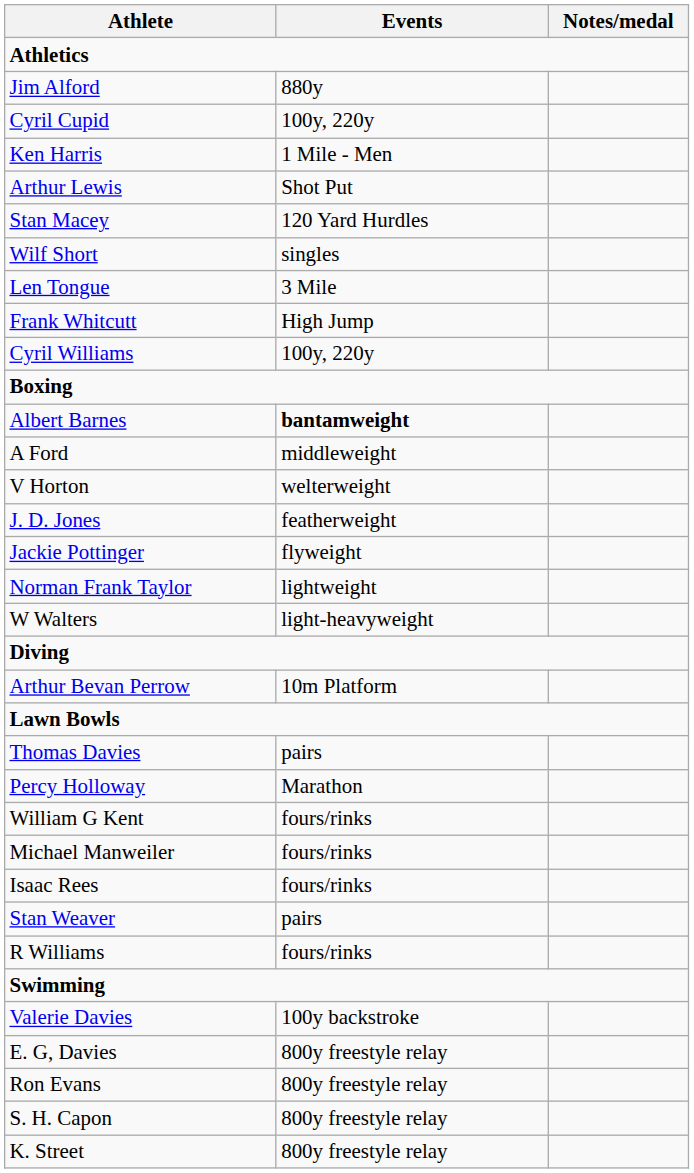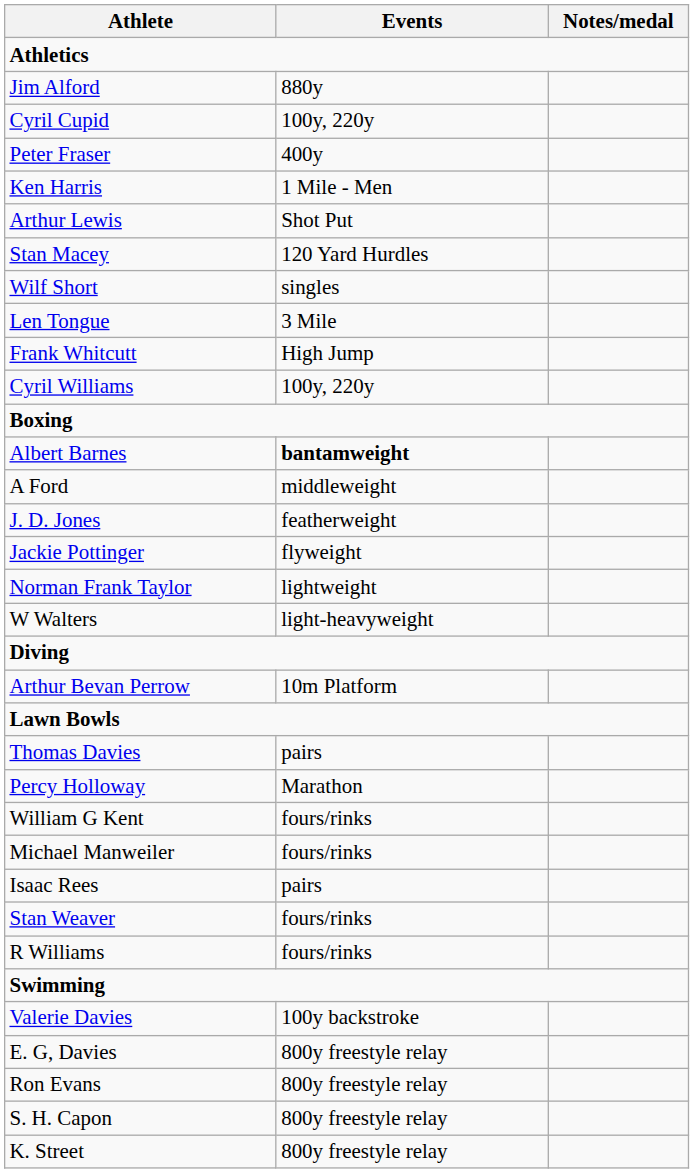+ row: (60, 154)
- row: (49, 486)
(327, 885) fours/rinks -> (302, 885) pairs
(302, 918) pairs -> (327, 918) fours/rinks
